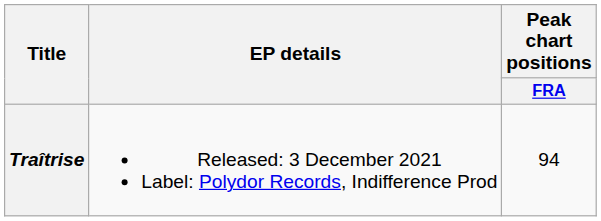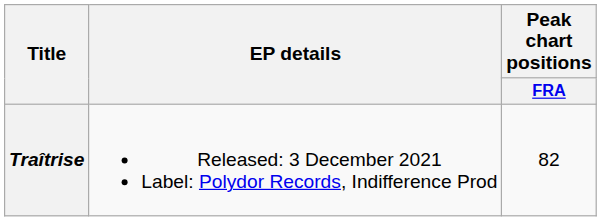(549, 159) 94 -> (549, 159) 82
